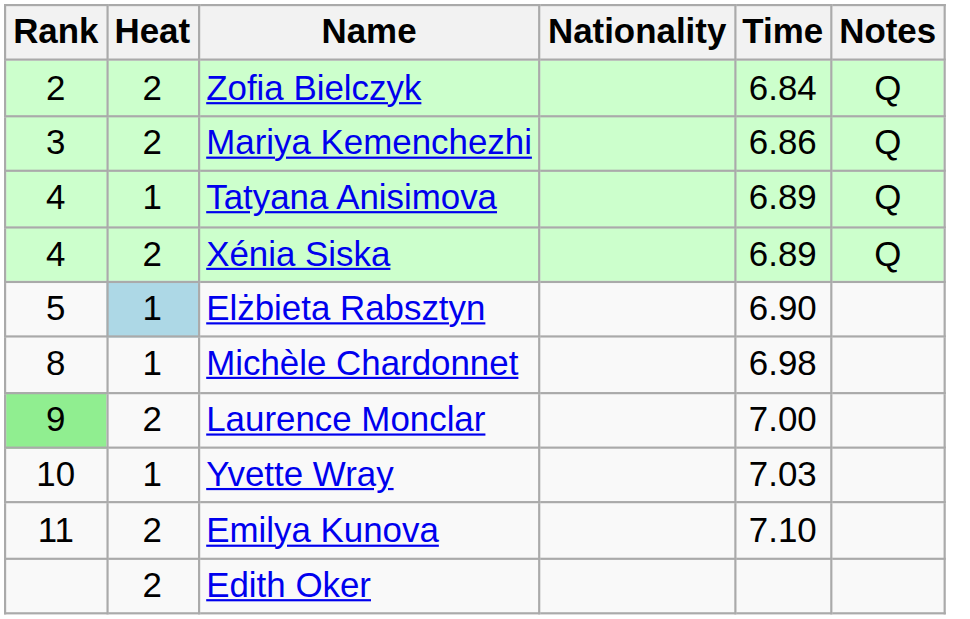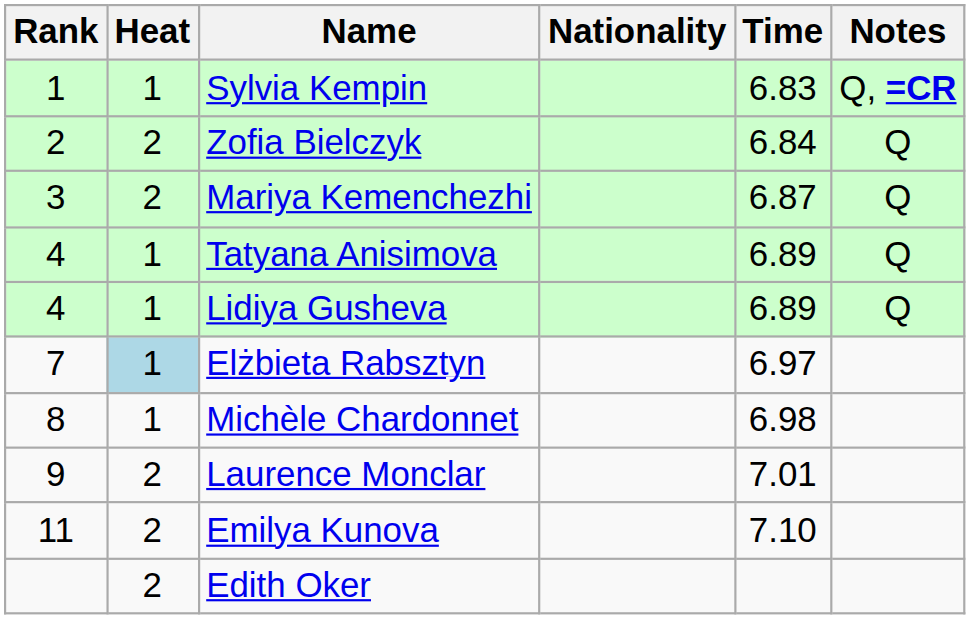+ row: (317, 87)
(783, 142) 6.86 -> (783, 198) 6.87
+ row: (326, 308)
- row: (298, 253)
(56, 308) 5 -> (56, 364) 7
(783, 308) 6.90 -> (783, 364) 6.97
(56, 419) lightgreen background -> (56, 474) no background
(783, 419) 7.00 -> (783, 474) 7.01
- row: (300, 474)
